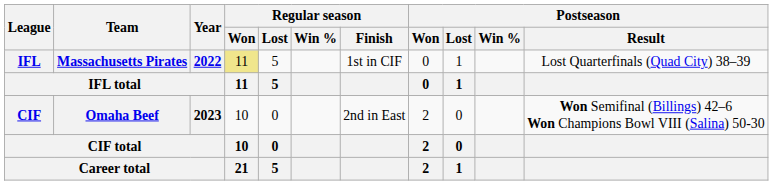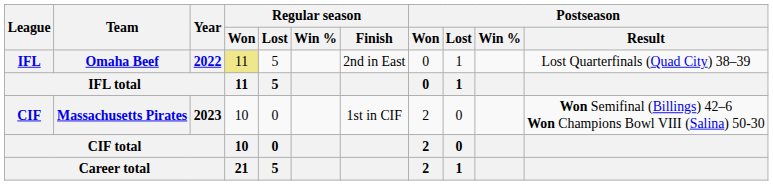(122, 61) Massachusetts Pirates -> (122, 61) Omaha Beef
(374, 61) 1st in CIF -> (374, 61) 2nd in East
(122, 115) Omaha Beef -> (122, 115) Massachusetts Pirates
(374, 115) 2nd in East -> (374, 115) 1st in CIF
